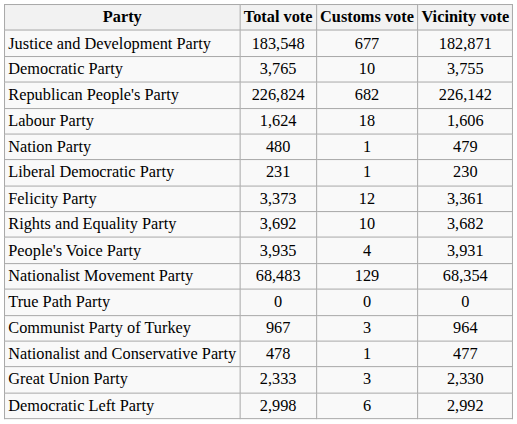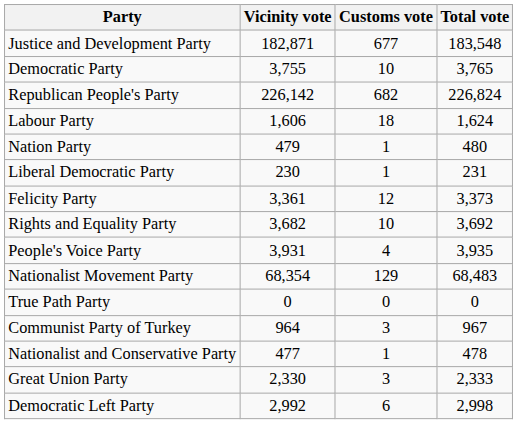columns swapped: (465, 17) <-> (278, 17)
